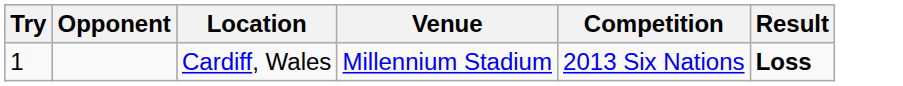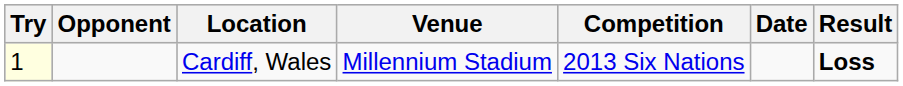+ column: (782, 24)
(17, 62) no background -> (17, 62) lightyellow background
